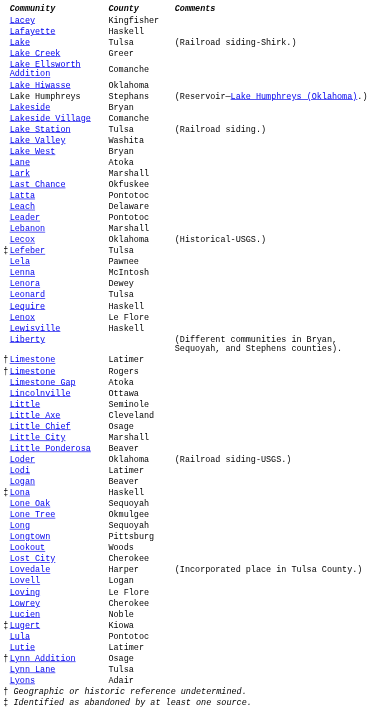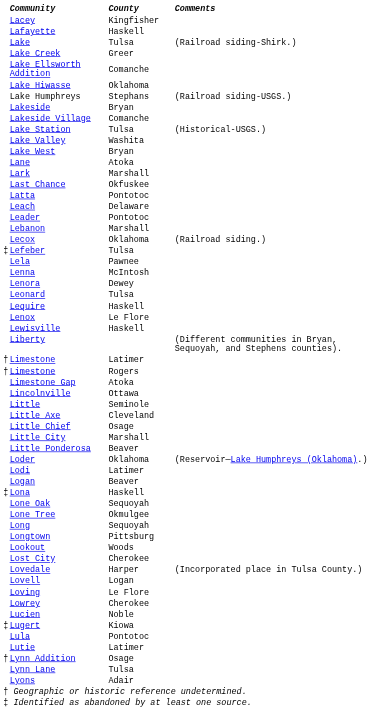(271, 96) (Reservoir—Lake Humphreys (Oklahoma).) -> (233, 96) (Railroad siding-USGS.)
(220, 129) (Railroad siding.) -> (220, 129) (Historical-USGS.)
(220, 240) (Historical-USGS.) -> (220, 240) (Railroad siding.)
(233, 460) (Railroad siding-USGS.) -> (271, 460) (Reservoir—Lake Humphreys (Oklahoma).)
